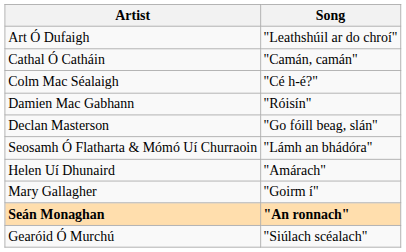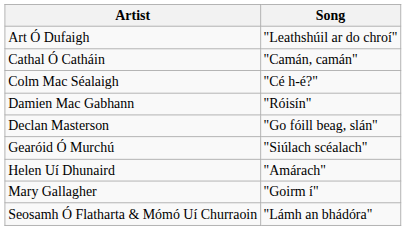rows swapped: (61, 236) <-> (133, 147)
- row: (56, 214)
